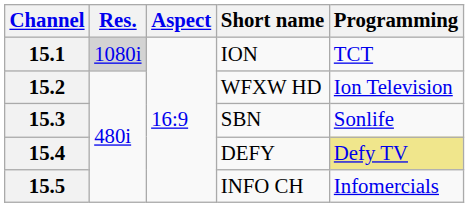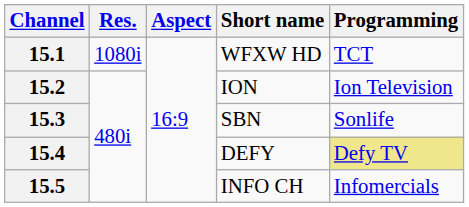(118, 53) lightgrey background -> (118, 53) no background
(239, 53) ION -> (271, 53) WFXW HD
(271, 86) WFXW HD -> (239, 86) ION
